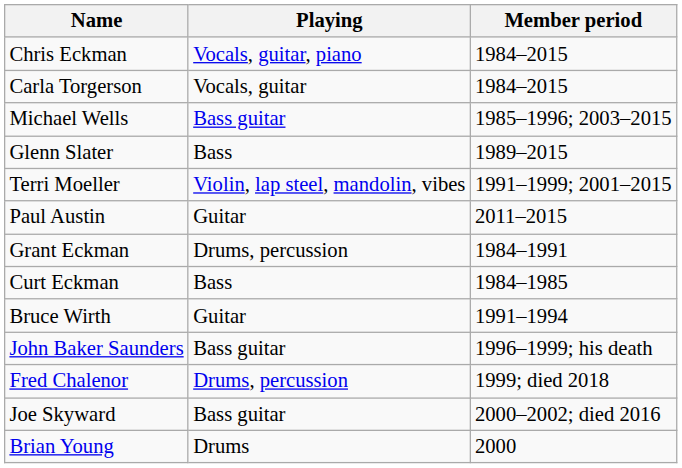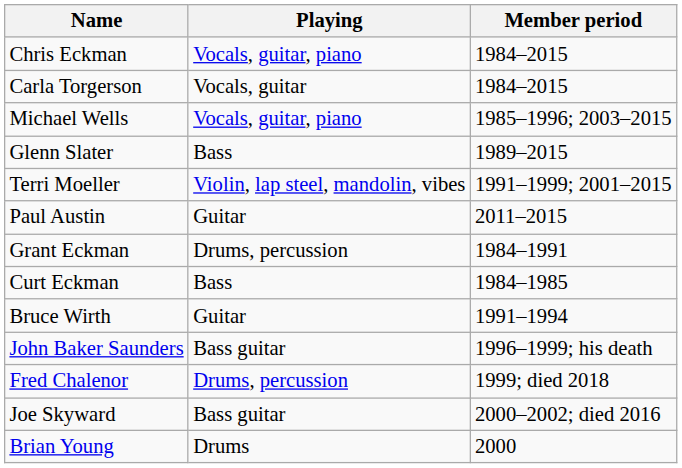(239, 119) Bass guitar -> (277, 119) Vocals, guitar, piano
